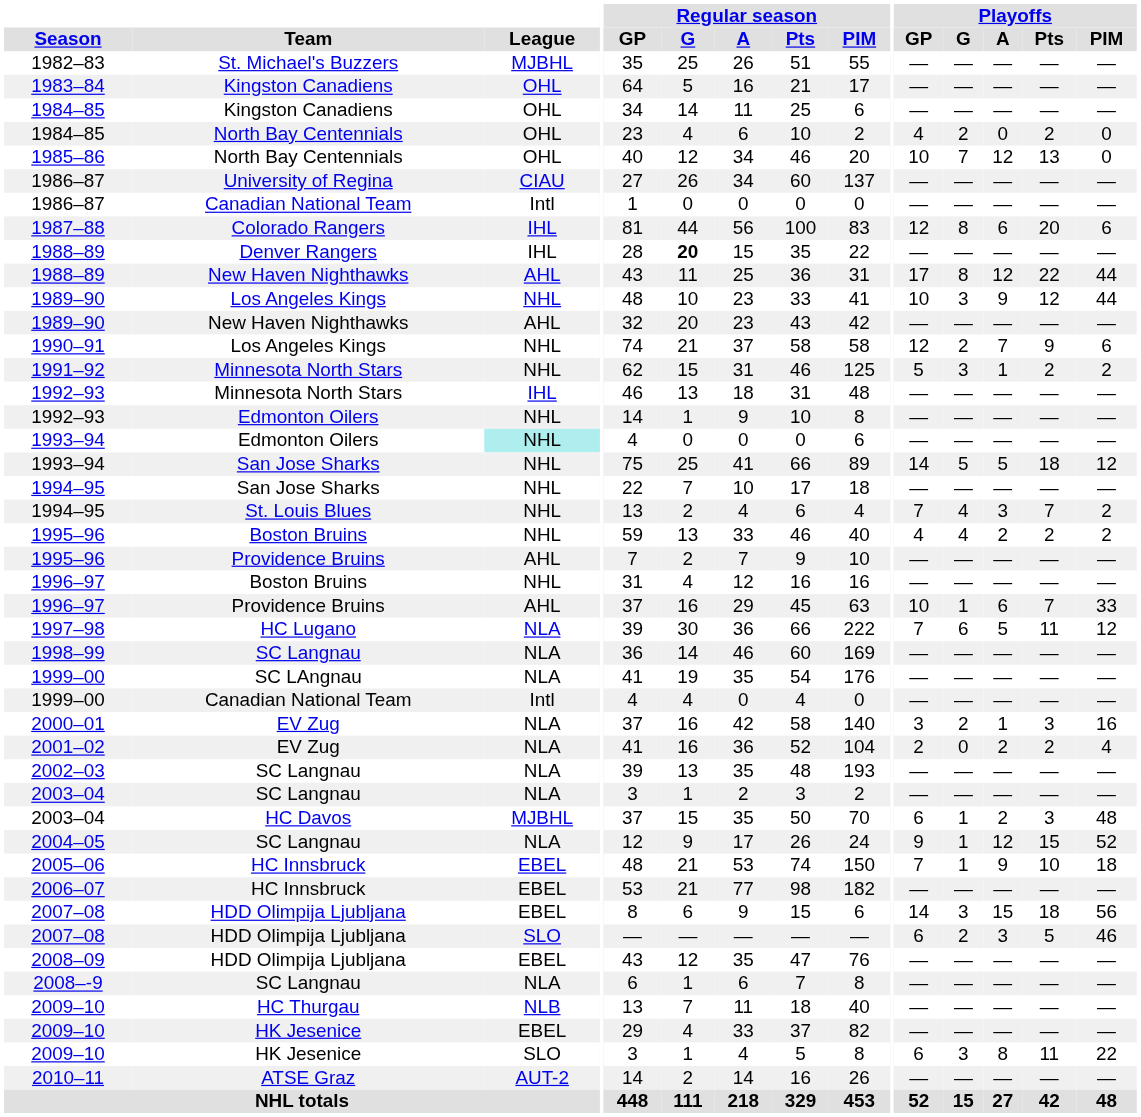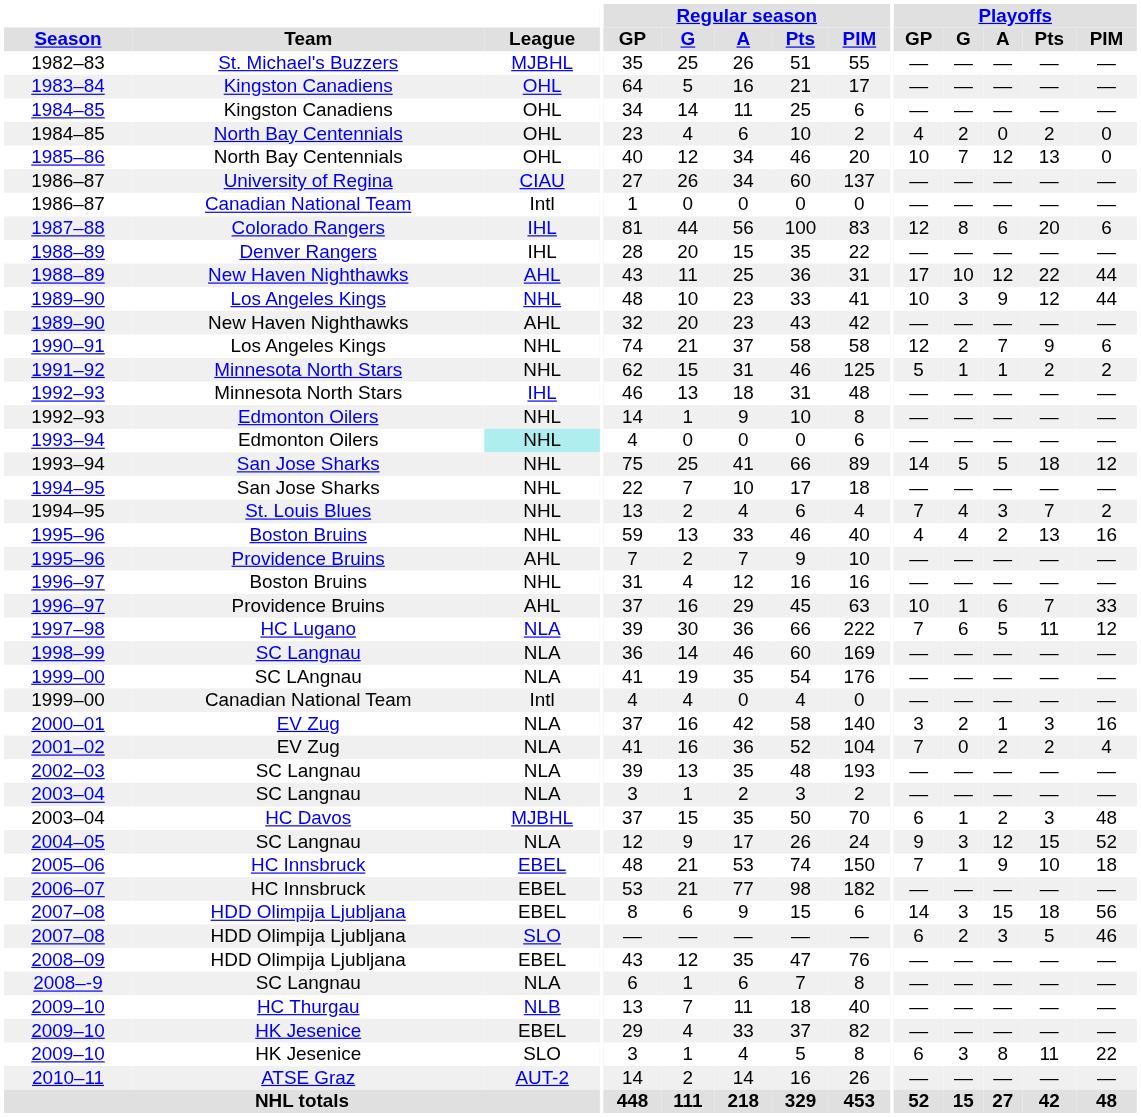(688, 251) bold -> (688, 251) normal
(963, 275) 8 -> (963, 275) 10
(963, 369) 3 -> (963, 369) 1
(1049, 534) 2 -> (1049, 534) 13
(1106, 534) 2 -> (1106, 534) 16
(919, 747) 2 -> (919, 747) 7
(963, 841) 1 -> (963, 841) 3
